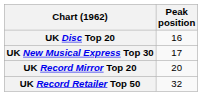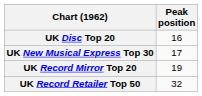(177, 68) 20 -> (177, 68) 19
